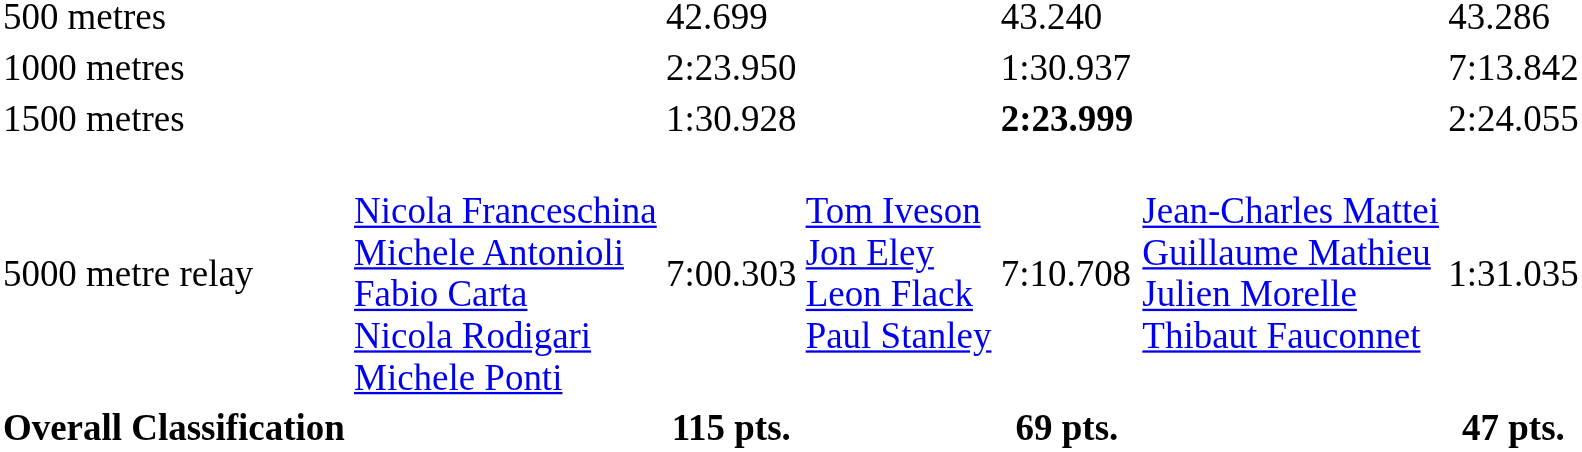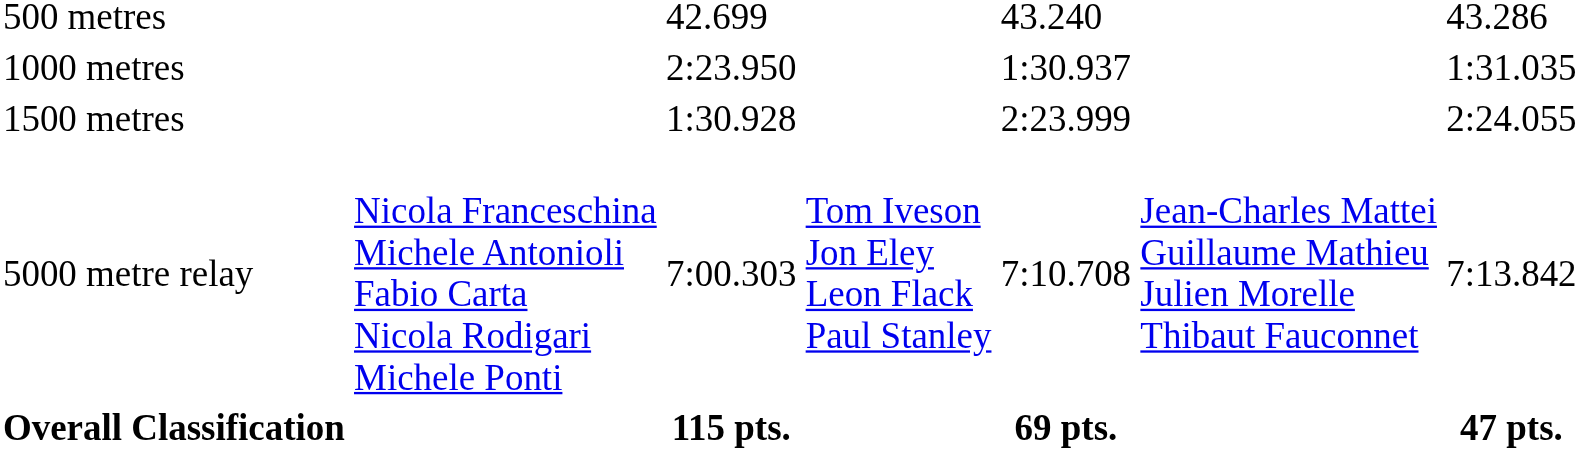(1513, 67) 7:13.842 -> (1511, 67) 1:31.035
(1067, 118) bold -> (1066, 118) normal
(1513, 273) 1:31.035 -> (1511, 273) 7:13.842
